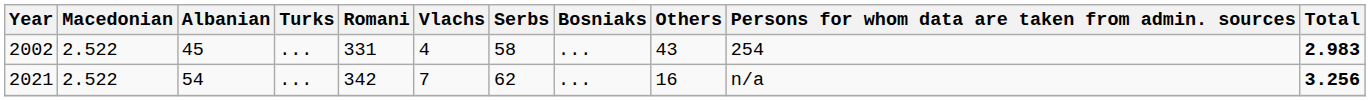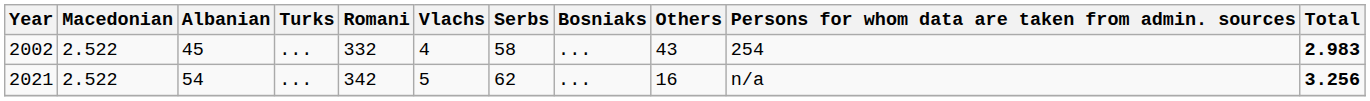(360, 50) 331 -> (360, 50) 332
(424, 80) 7 -> (424, 80) 5
